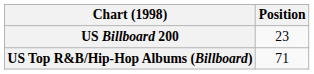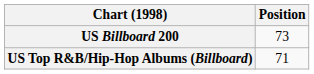(282, 36) 23 -> (282, 36) 73
